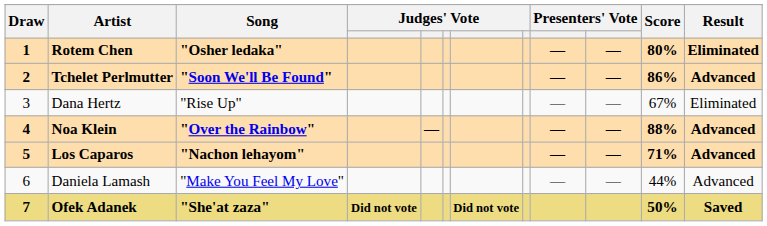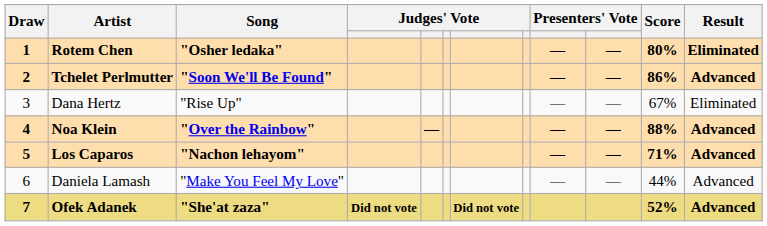(662, 207) 50% -> (662, 207) 52%
(723, 207) Saved -> (723, 207) Advanced
